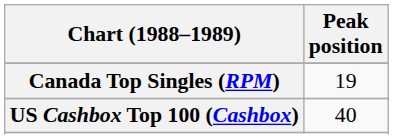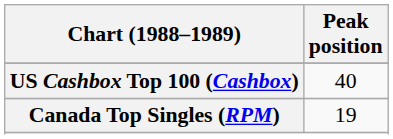rows swapped: (154, 80) <-> (154, 115)
